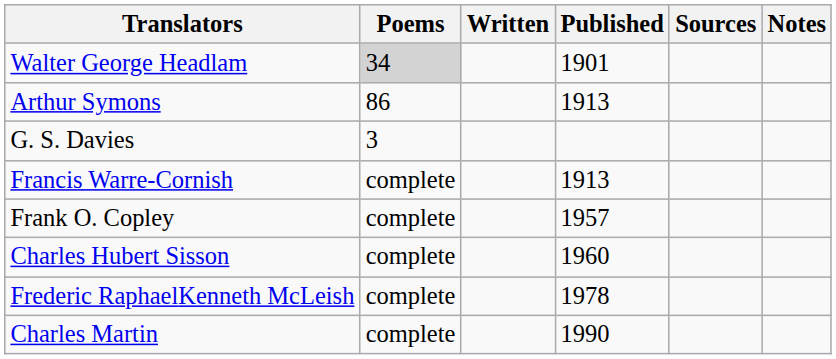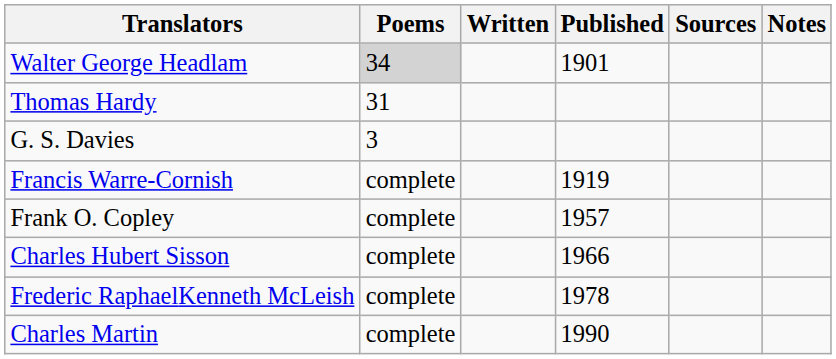+ row: (83, 101)
- row: (86, 101)
(585, 179) 1913 -> (585, 179) 1919
(585, 256) 1960 -> (585, 256) 1966
